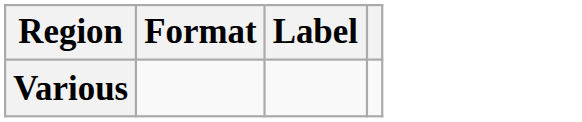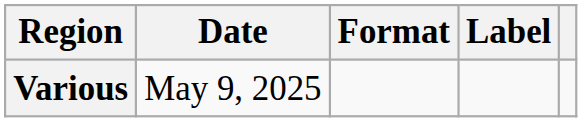+ column: (233, 32)
